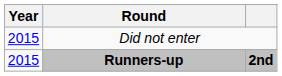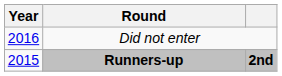(23, 38) 2015 -> (23, 38) 2016
